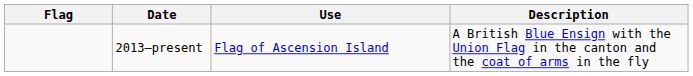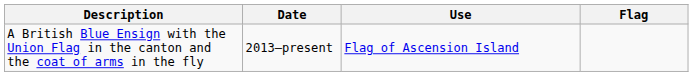columns swapped: (58, 14) <-> (569, 14)
